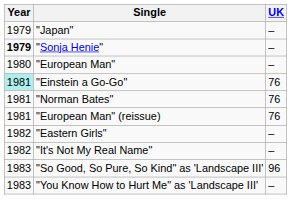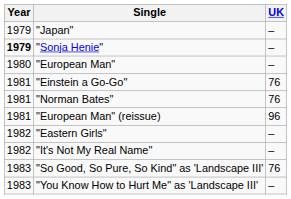(19, 82) paleturquoise background -> (19, 82) no background
(274, 116) 76 -> (274, 116) 96
(274, 168) 96 -> (274, 168) 76
